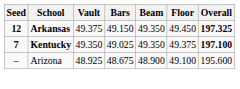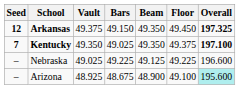+ row: (49, 60)
(216, 60) no background -> (216, 76) paleturquoise background
